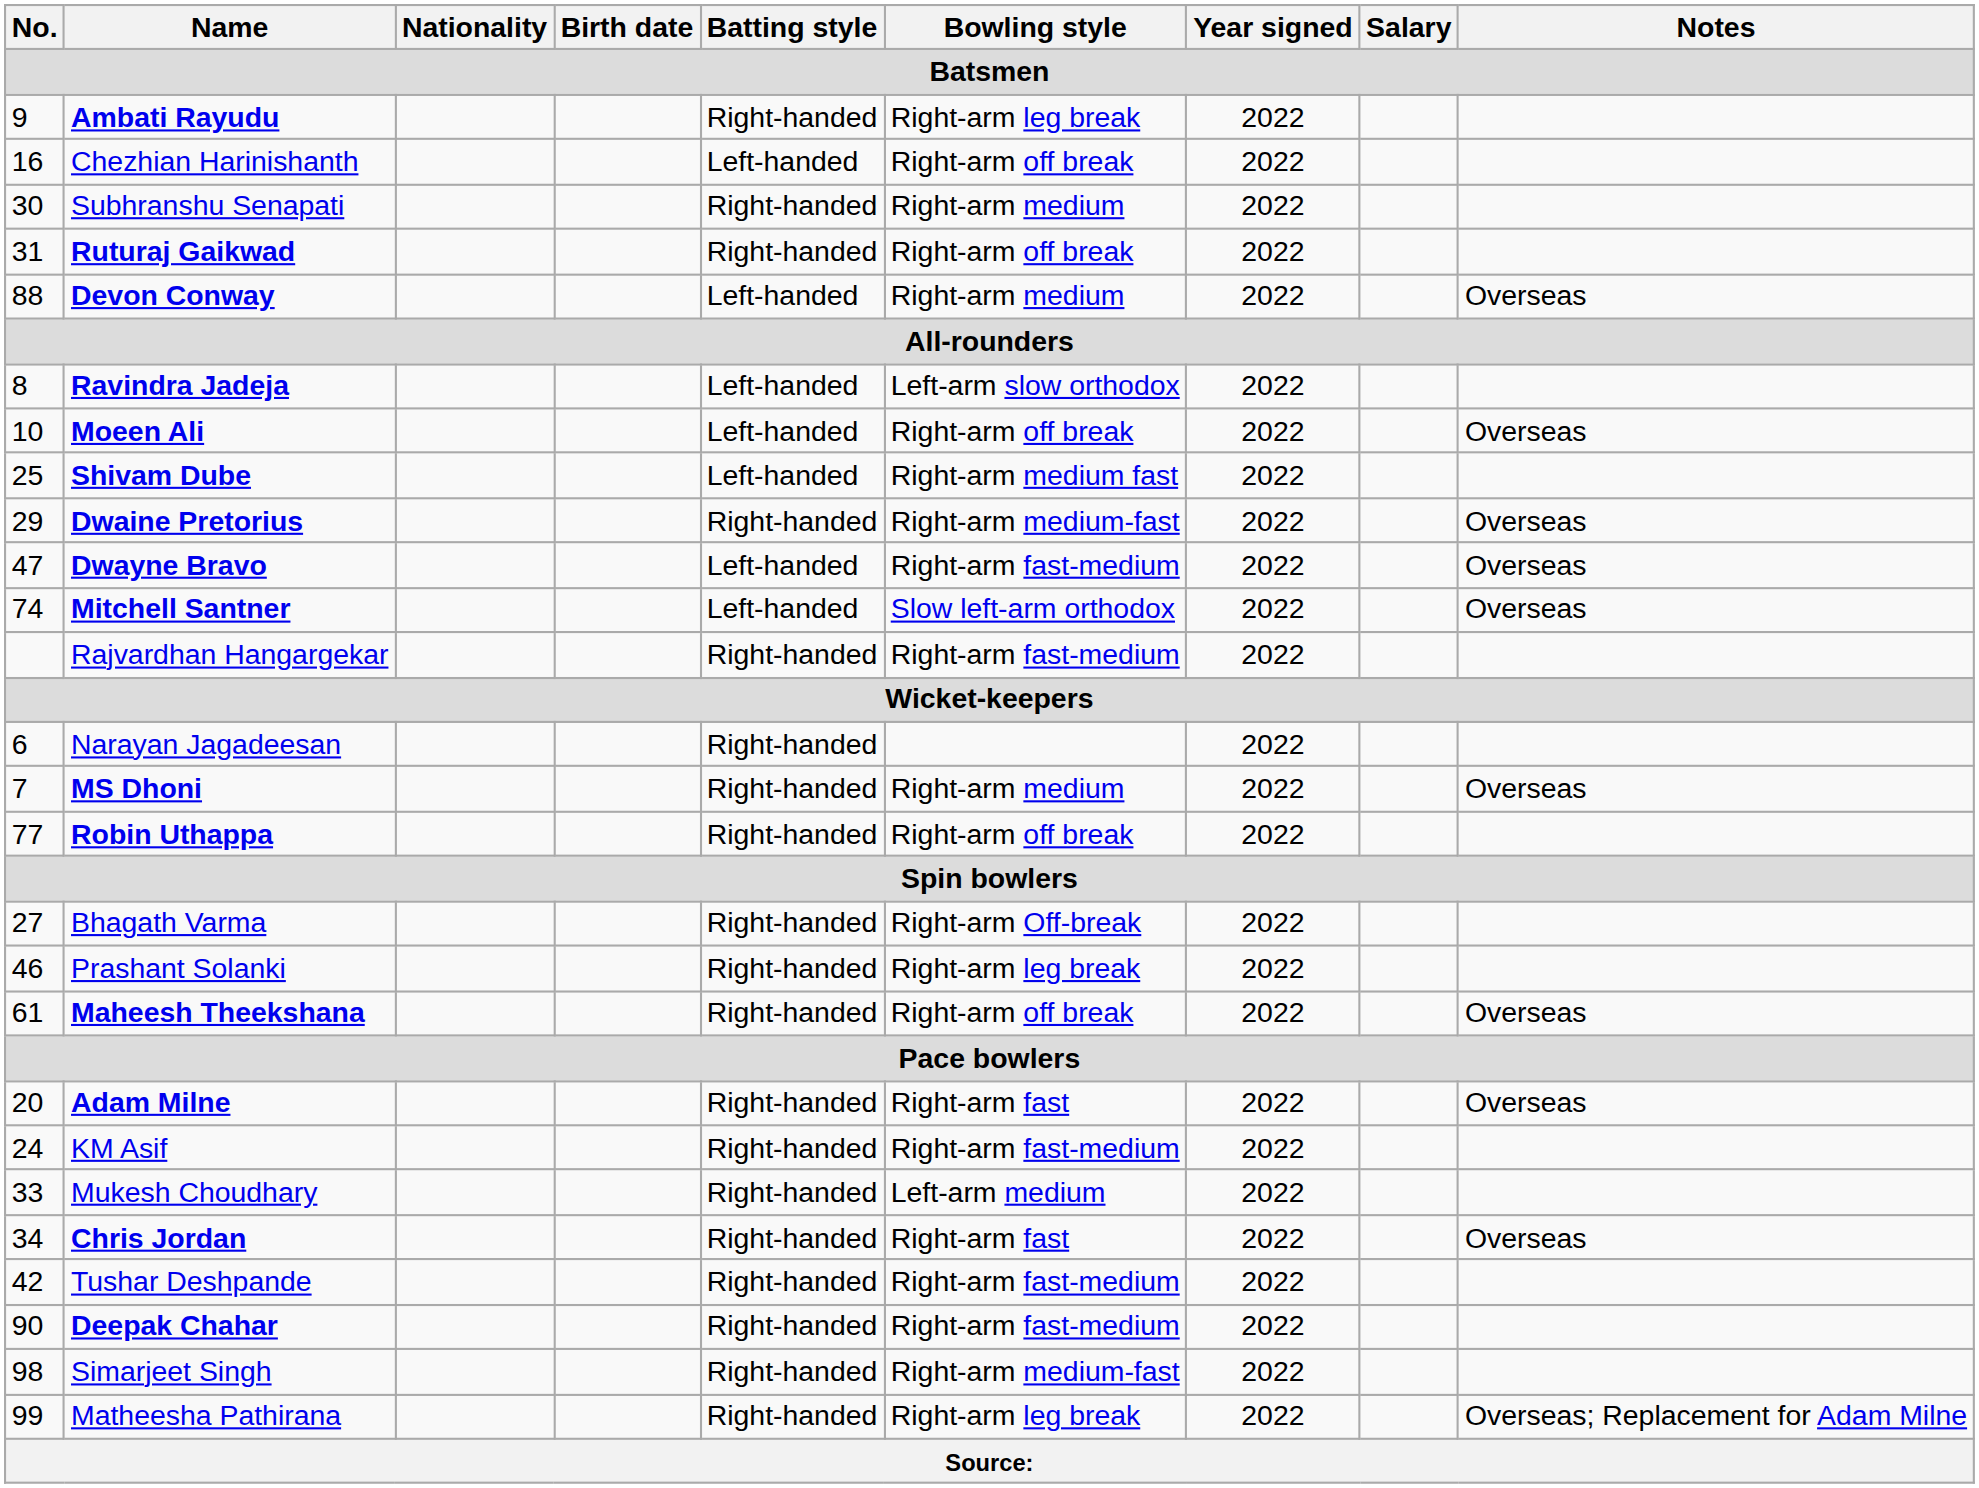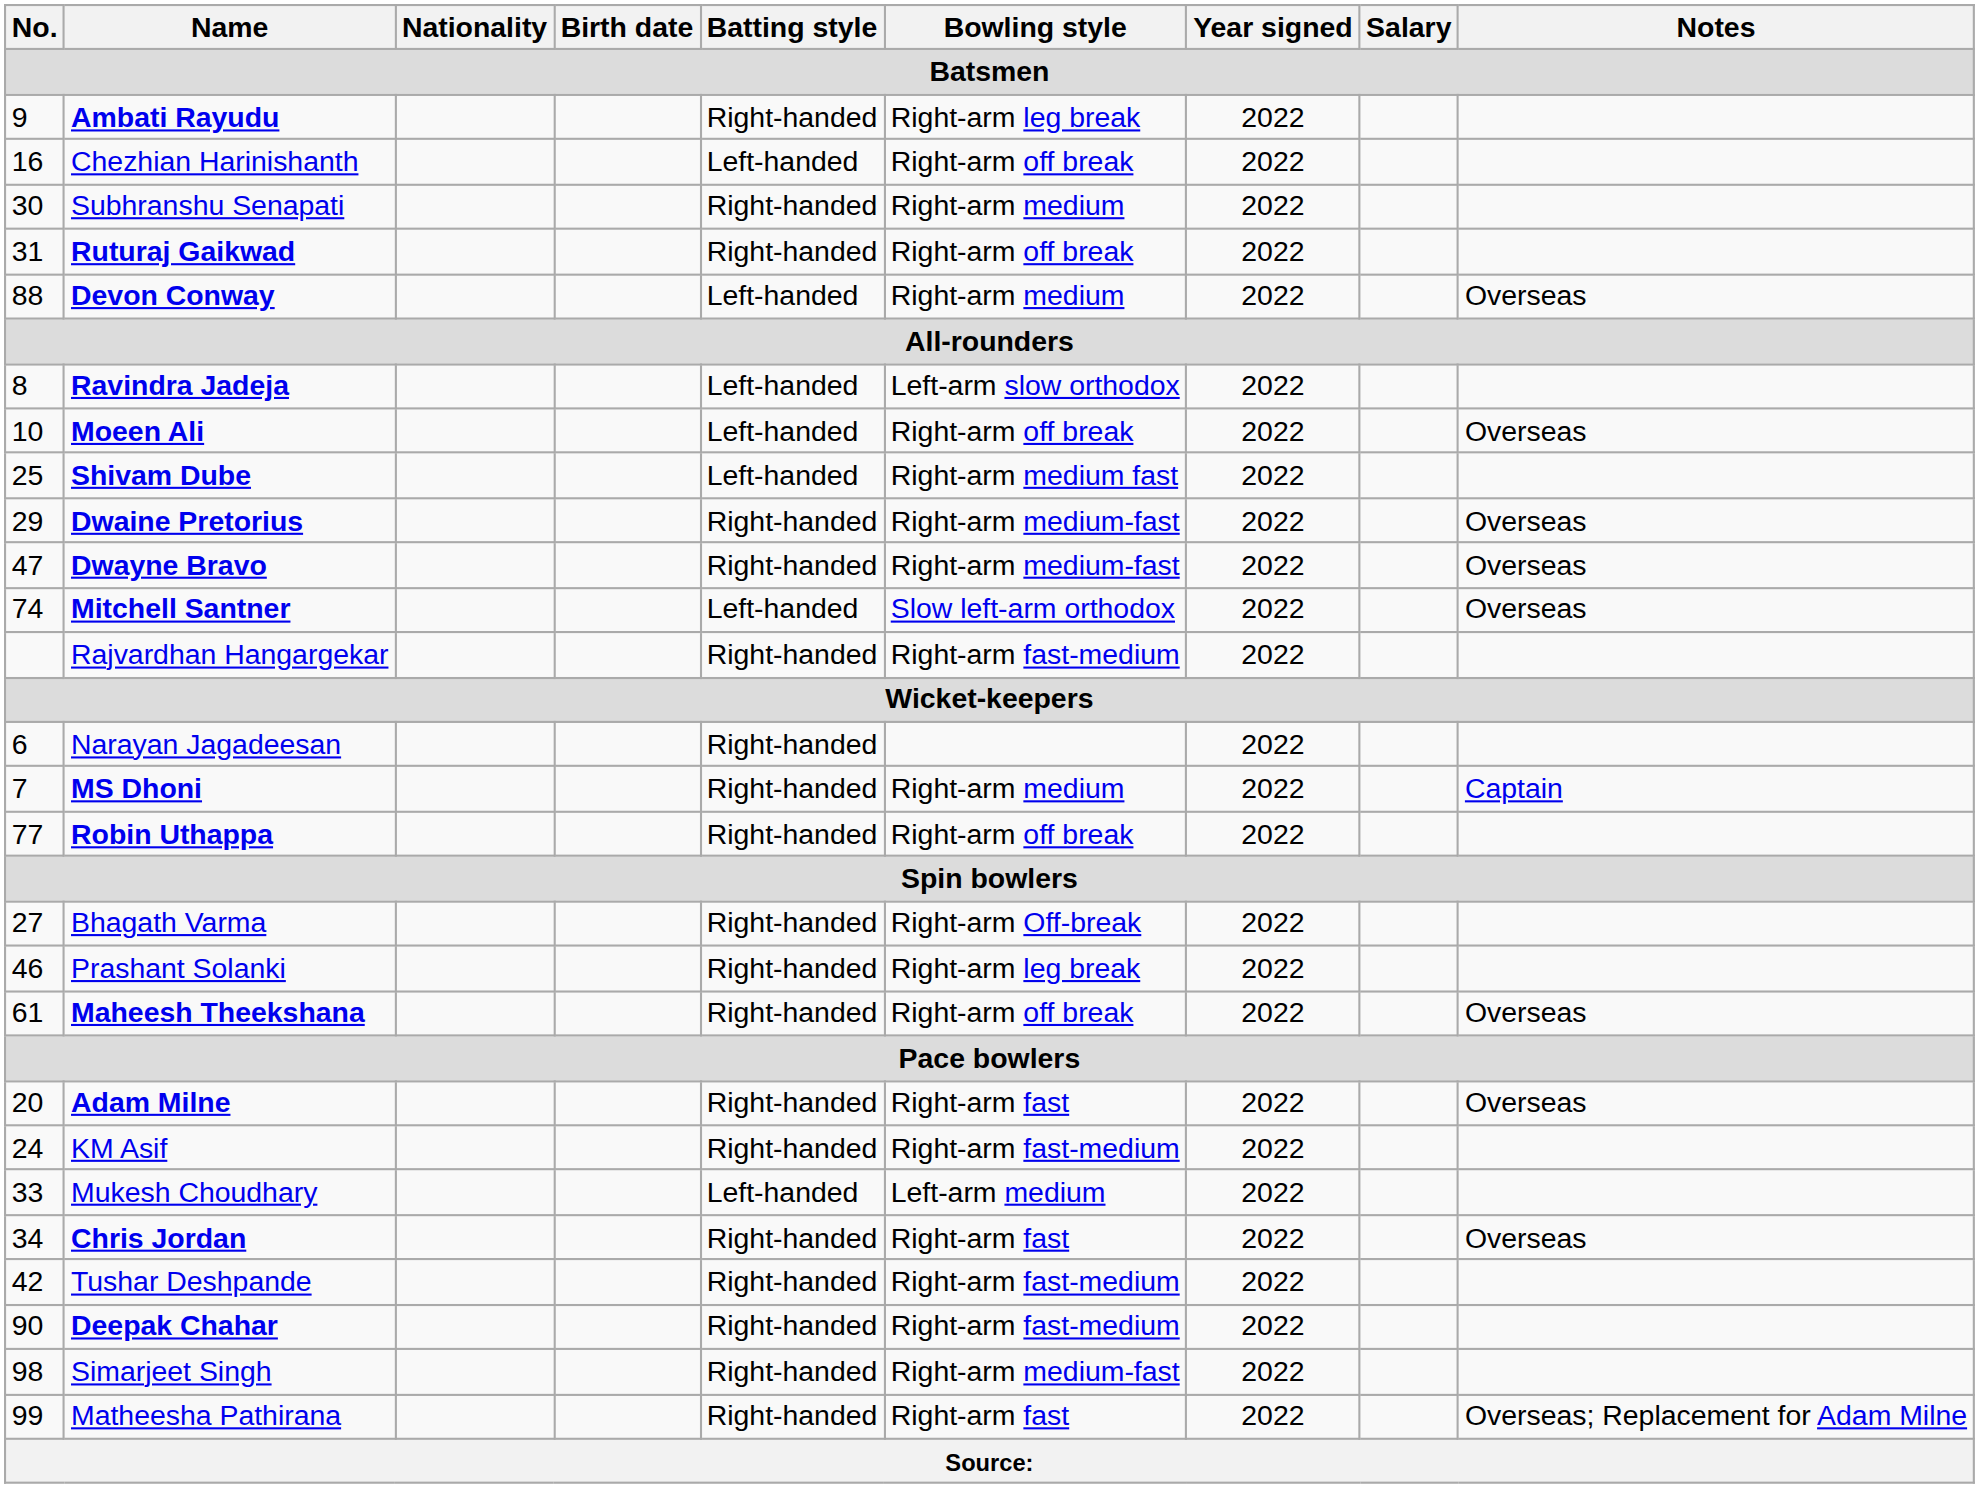(783, 565) Left-handed -> (792, 565) Right-handed
(1035, 565) Right-arm fast-medium -> (1035, 565) Right-arm medium-fast
(1526, 789) Overseas -> (1514, 789) Captain
(792, 1192) Right-handed -> (783, 1192) Left-handed
(1015, 1416) Right-arm leg break -> (980, 1416) Right-arm fast
